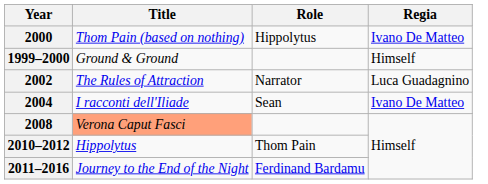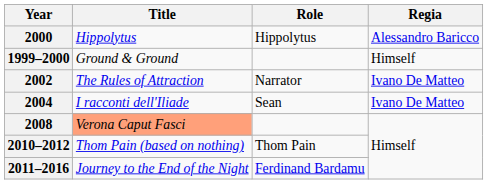(160, 37) Thom Pain (based on nothing) -> (106, 37) Hippolytus
(418, 37) Ivano De Matteo -> (425, 37) Alessandro Baricco
(420, 80) Luca Guadagnino -> (418, 80) Ivano De Matteo
(106, 146) Hippolytus -> (160, 146) Thom Pain (based on nothing)
